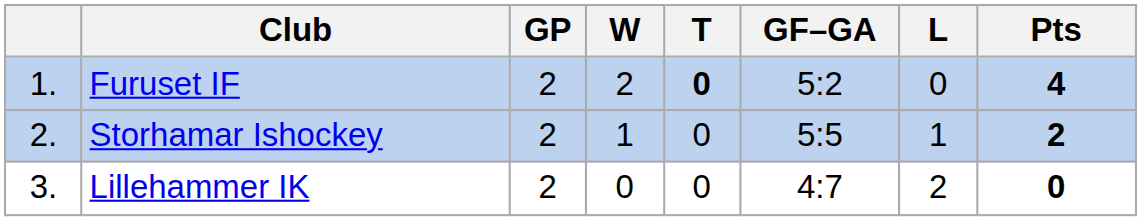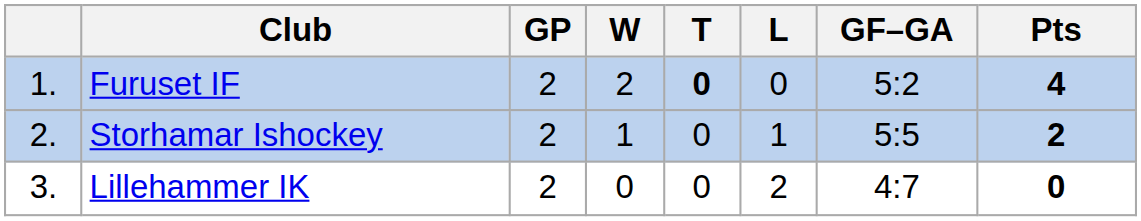columns swapped: (938, 30) <-> (820, 30)
